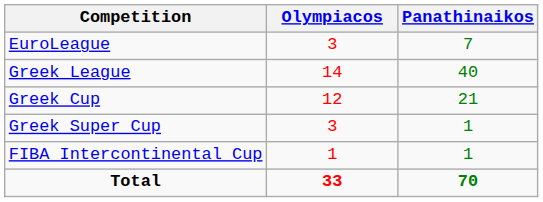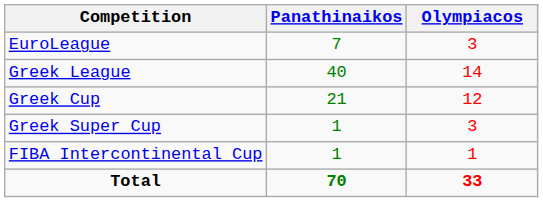columns swapped: (468, 19) <-> (332, 19)
